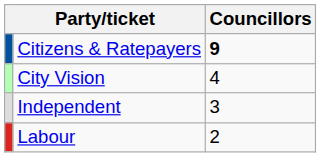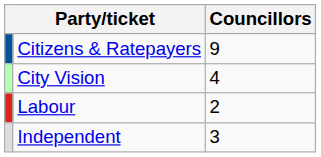(215, 48) bold -> (215, 48) normal
rows swapped: (46, 136) <-> (69, 107)
